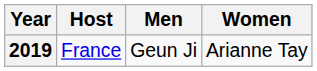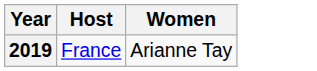- column: (164, 19)
